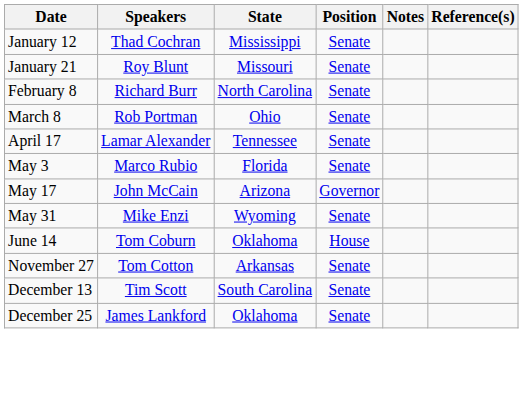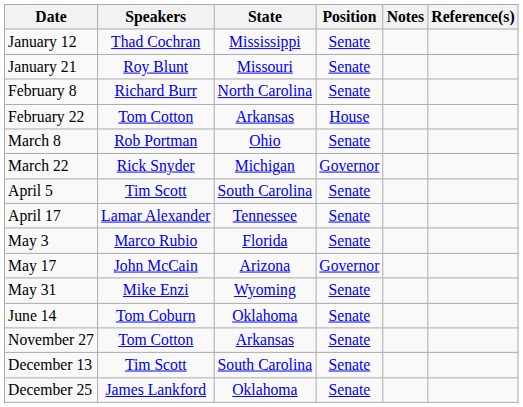+ row: (46, 116)
+ row: (38, 166)
+ row: (31, 191)
(349, 240) House -> (349, 315) Senate
